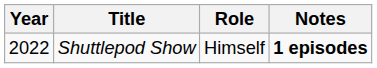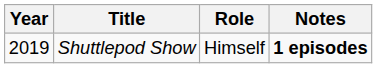(29, 47) 2022 -> (29, 47) 2019
